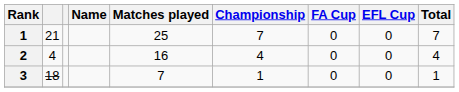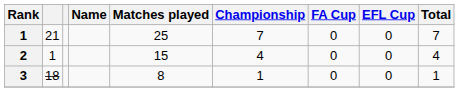(52, 55) 4 -> (52, 55) 1
(161, 55) 16 -> (161, 55) 15
(161, 76) 7 -> (161, 76) 8
